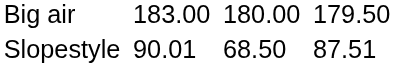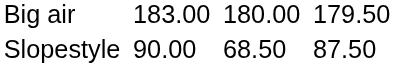(165, 49) 90.01 -> (165, 49) 90.00
(345, 49) 87.51 -> (345, 49) 87.50
